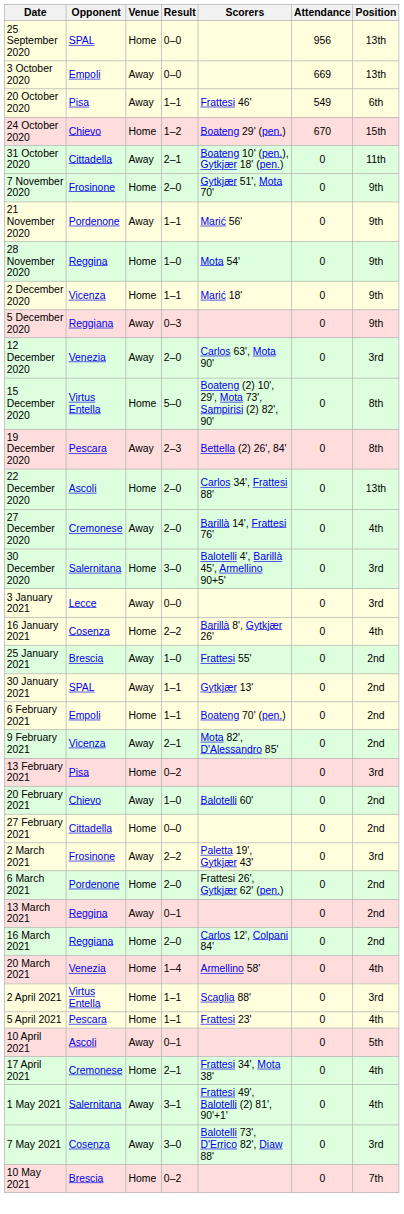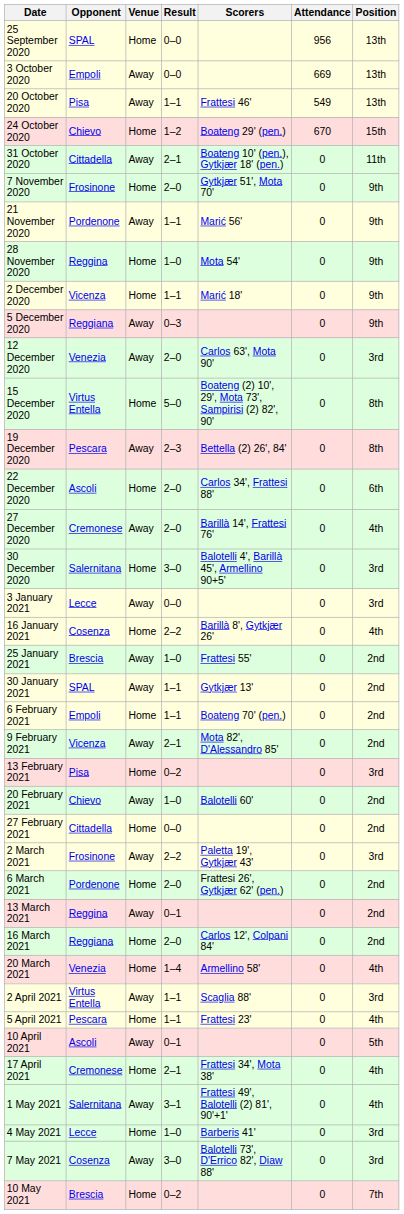(376, 103) 6th -> (376, 103) 13th
(376, 489) 13th -> (376, 489) 6th
(142, 997) Home -> (141, 997) Away
+ row: (34, 1133)
